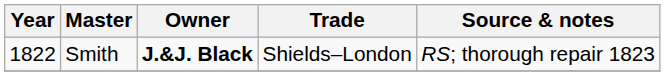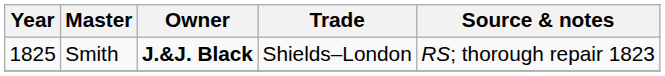(33, 53) 1822 -> (33, 53) 1825
